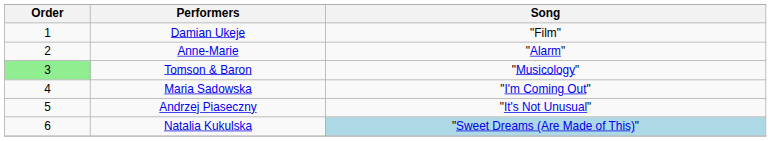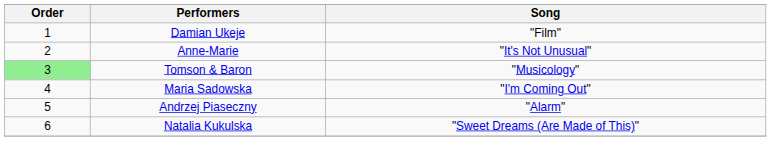(545, 51) "Alarm" -> (545, 51) "It's Not Unusual"
(545, 107) "It's Not Unusual" -> (545, 107) "Alarm"
(545, 126) lightblue background -> (545, 126) no background
